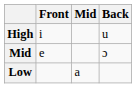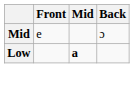- row: (20, 33)
(77, 72) normal -> (75, 53) bold
